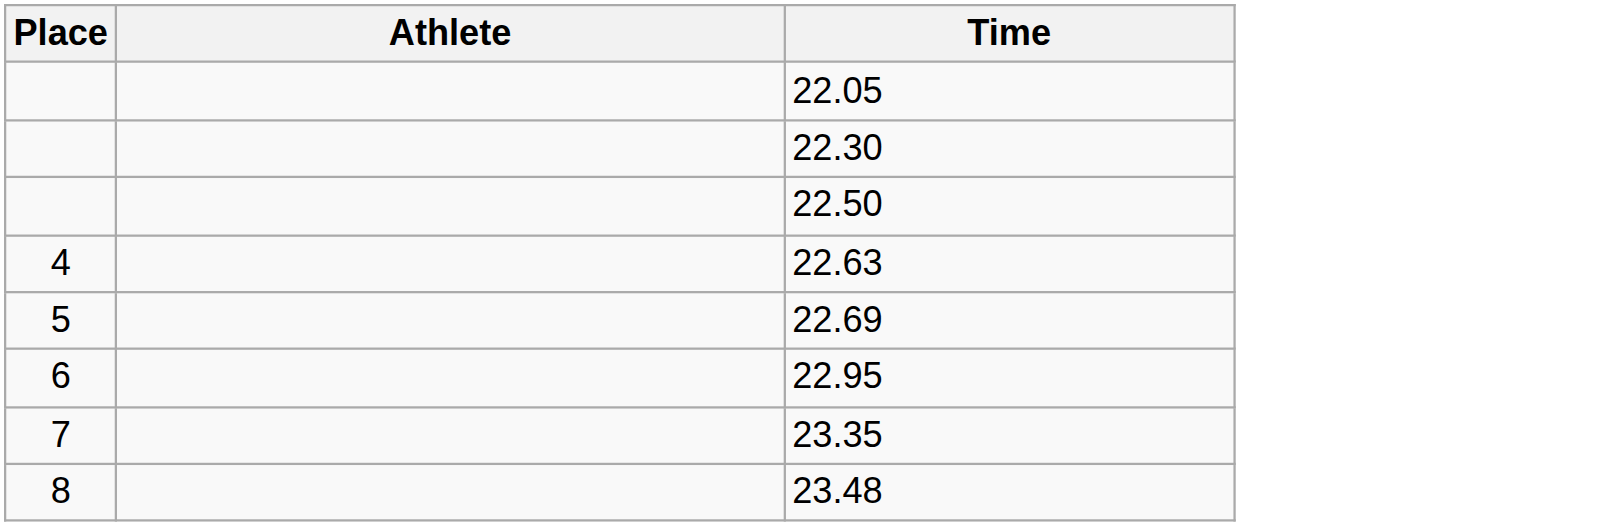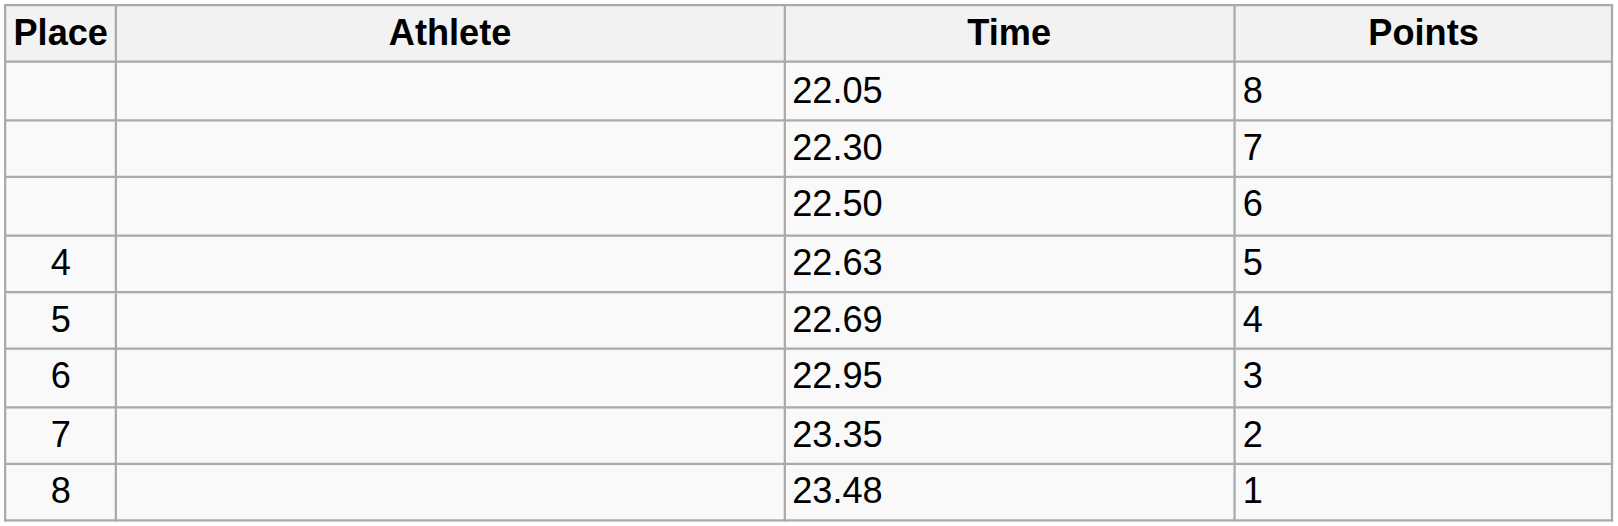+ column: (1424, 33)
